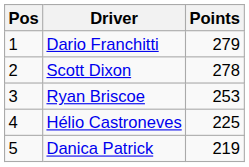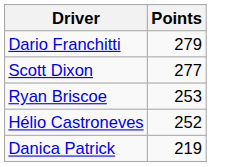- column: (24, 18)
(226, 70) 278 -> (188, 70) 277
(226, 123) 225 -> (188, 123) 252
